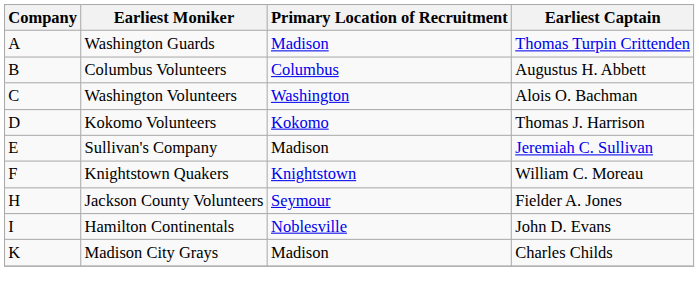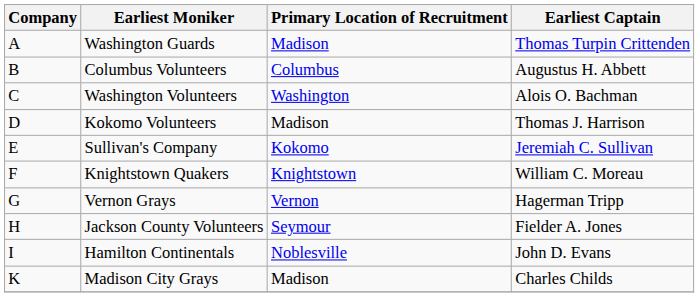(300, 122) Kokomo -> (300, 122) Madison
(300, 148) Madison -> (300, 148) Kokomo
+ row: (130, 200)
